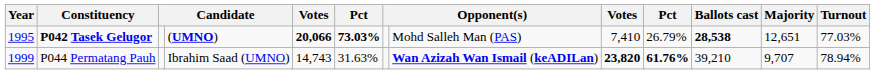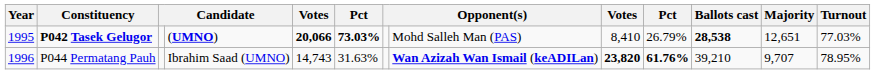(625, 36) 7,410 -> (625, 36) 8,410
(21, 58) 1999 -> (21, 58) 1996
(841, 58) 78.94% -> (841, 58) 78.95%
